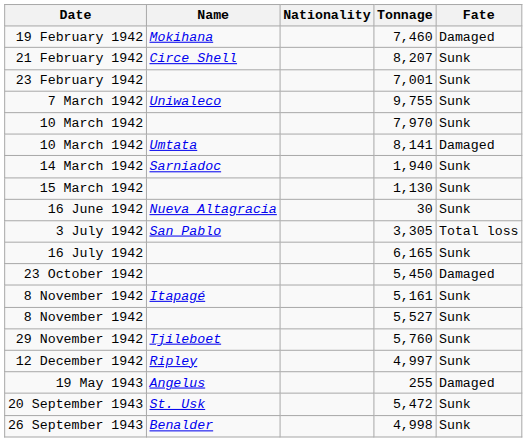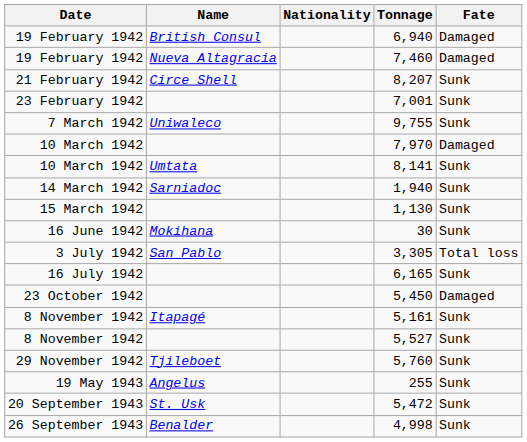+ row: (413, 37)
(181, 37) Mokihana -> (213, 59) Nueva Altagracia
(455, 123) Sunk -> (467, 145) Damaged
(467, 145) Damaged -> (455, 167) Sunk
(213, 210) Nueva Altagracia -> (181, 231) Mokihana
- row: (413, 361)
(467, 383) Damaged -> (455, 383) Sunk
